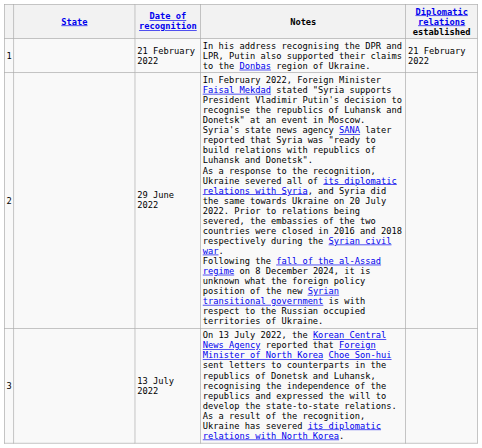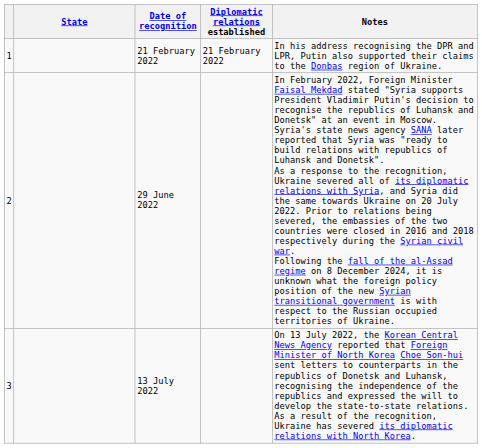columns swapped: (442, 21) <-> (303, 21)
